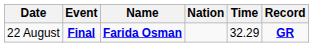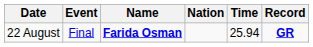(81, 32) bold -> (81, 32) normal
(244, 32) 32.29 -> (244, 32) 25.94
